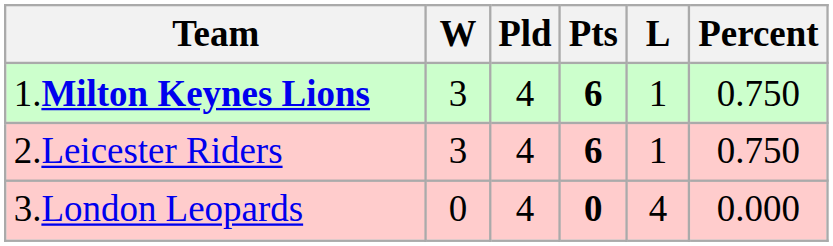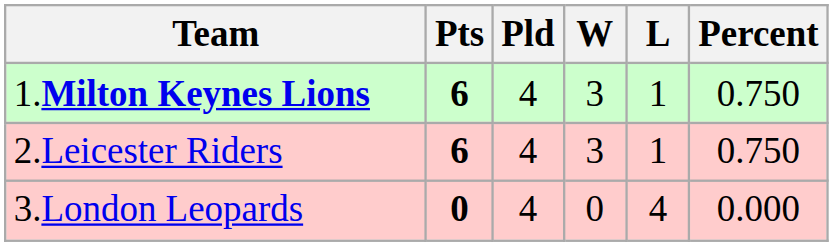columns swapped: (593, 33) <-> (458, 33)
